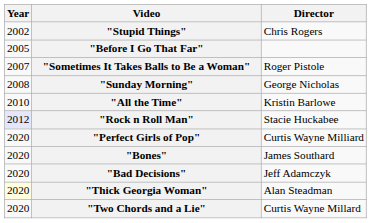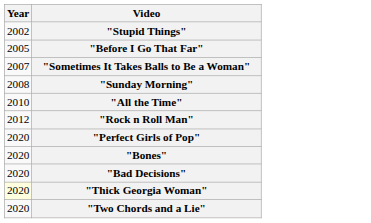- column: (314, 13)
(18, 119) lavender background -> (18, 119) no background
